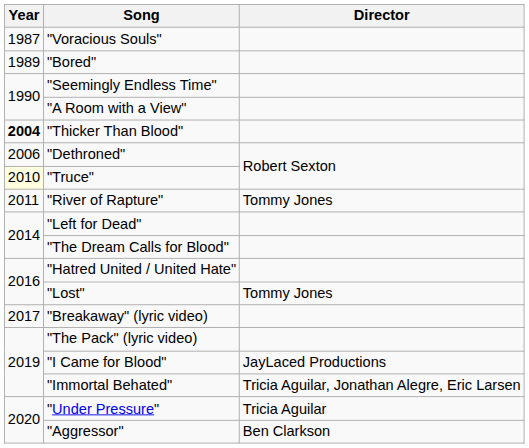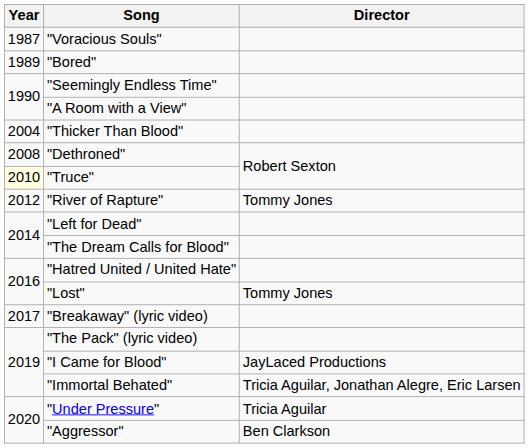(24, 131) bold -> (24, 131) normal
(24, 154) 2006 -> (24, 154) 2008
(23, 200) 2011 -> (24, 200) 2012
